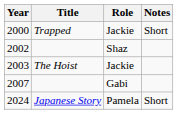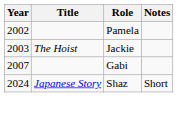- row: (18, 30)
(117, 48) Shaz -> (123, 30) Pamela
(123, 100) Pamela -> (117, 83) Shaz
